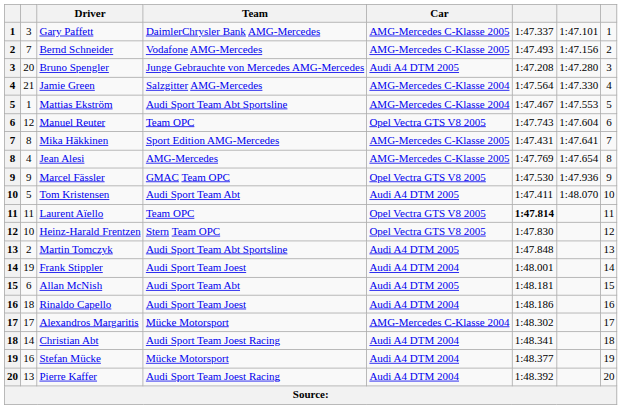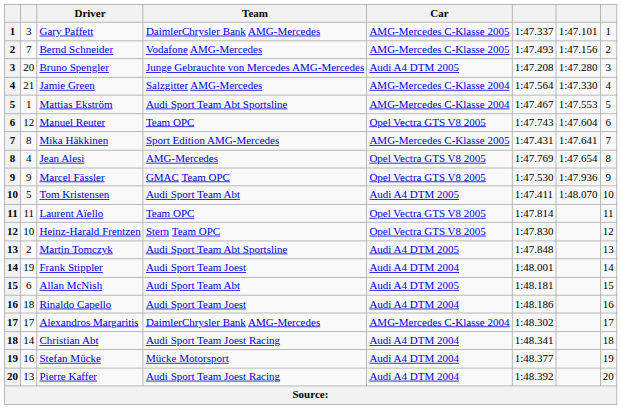(439, 158) AMG-Mercedes C-Klasse 2005 -> (428, 158) Opel Vectra GTS V8 2005
(534, 213) bold -> (534, 213) normal
(187, 322) Mücke Motorsport -> (233, 322) DaimlerChrysler Bank AMG-Mercedes
